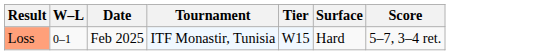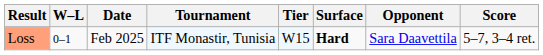+ column: (413, 15)
(330, 38) normal -> (332, 38) bold
